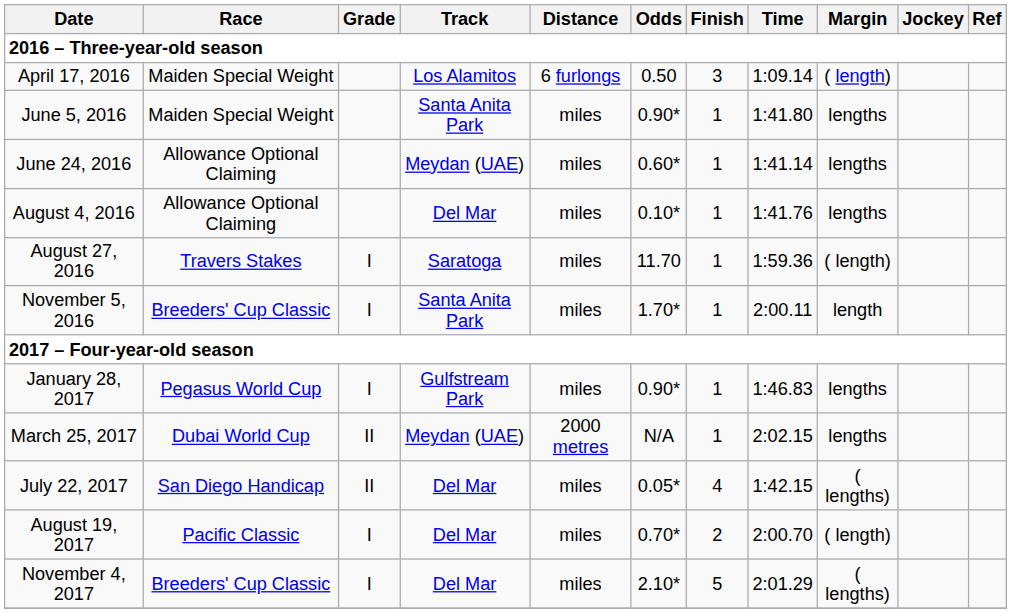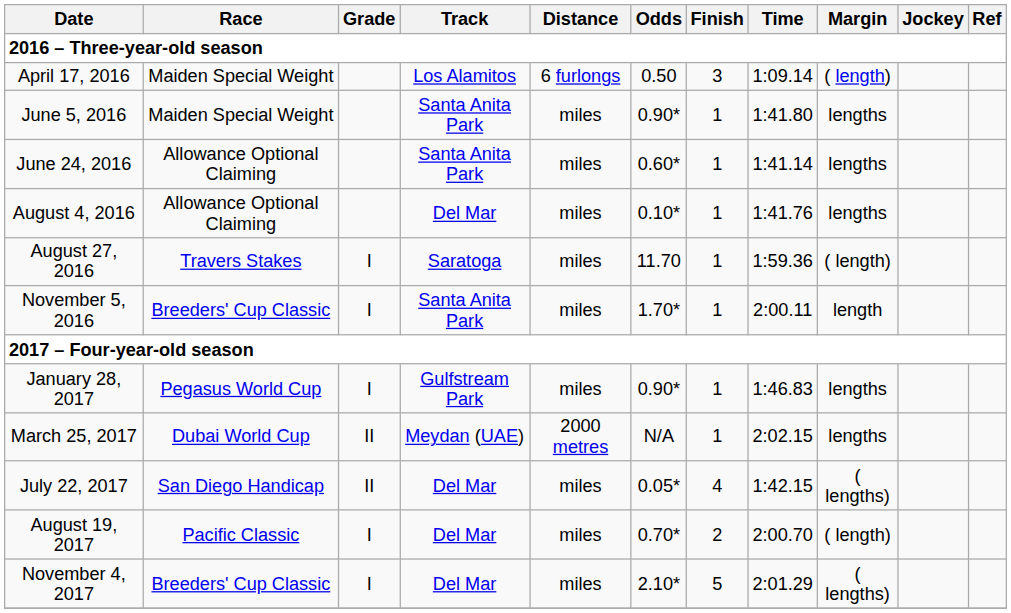(465, 164) Meydan (UAE) -> (465, 164) Santa Anita Park
